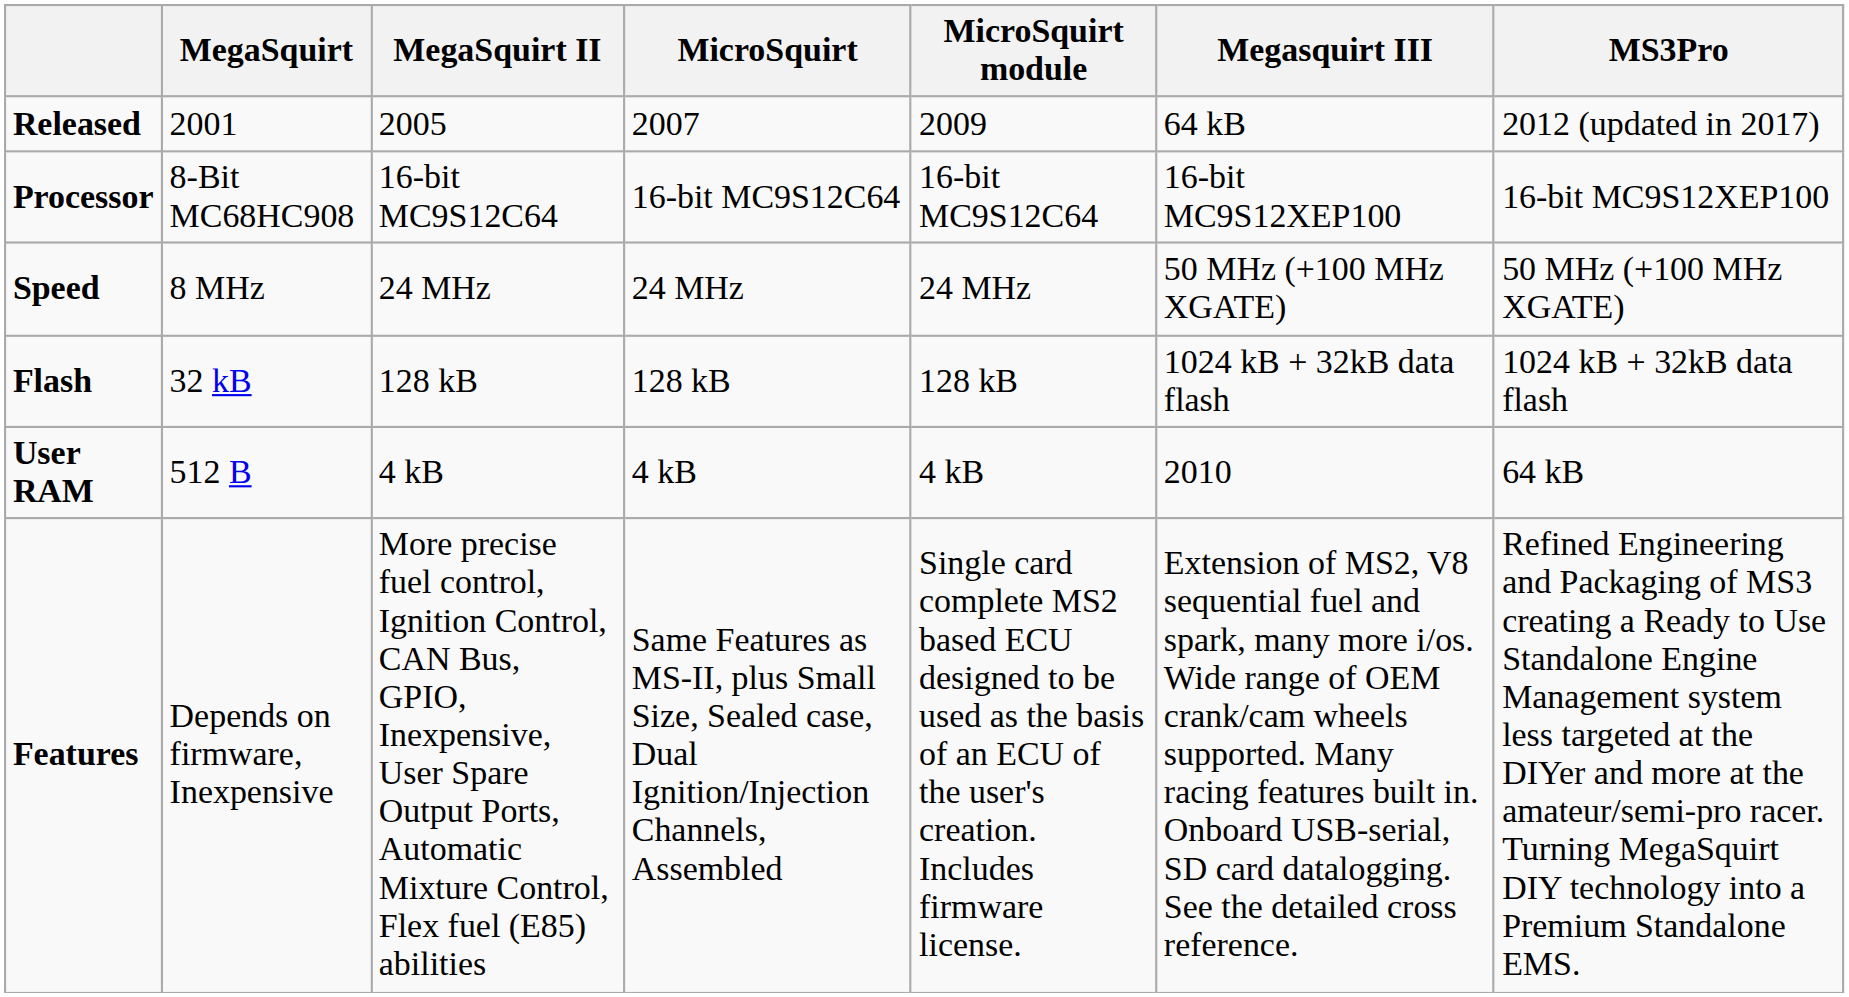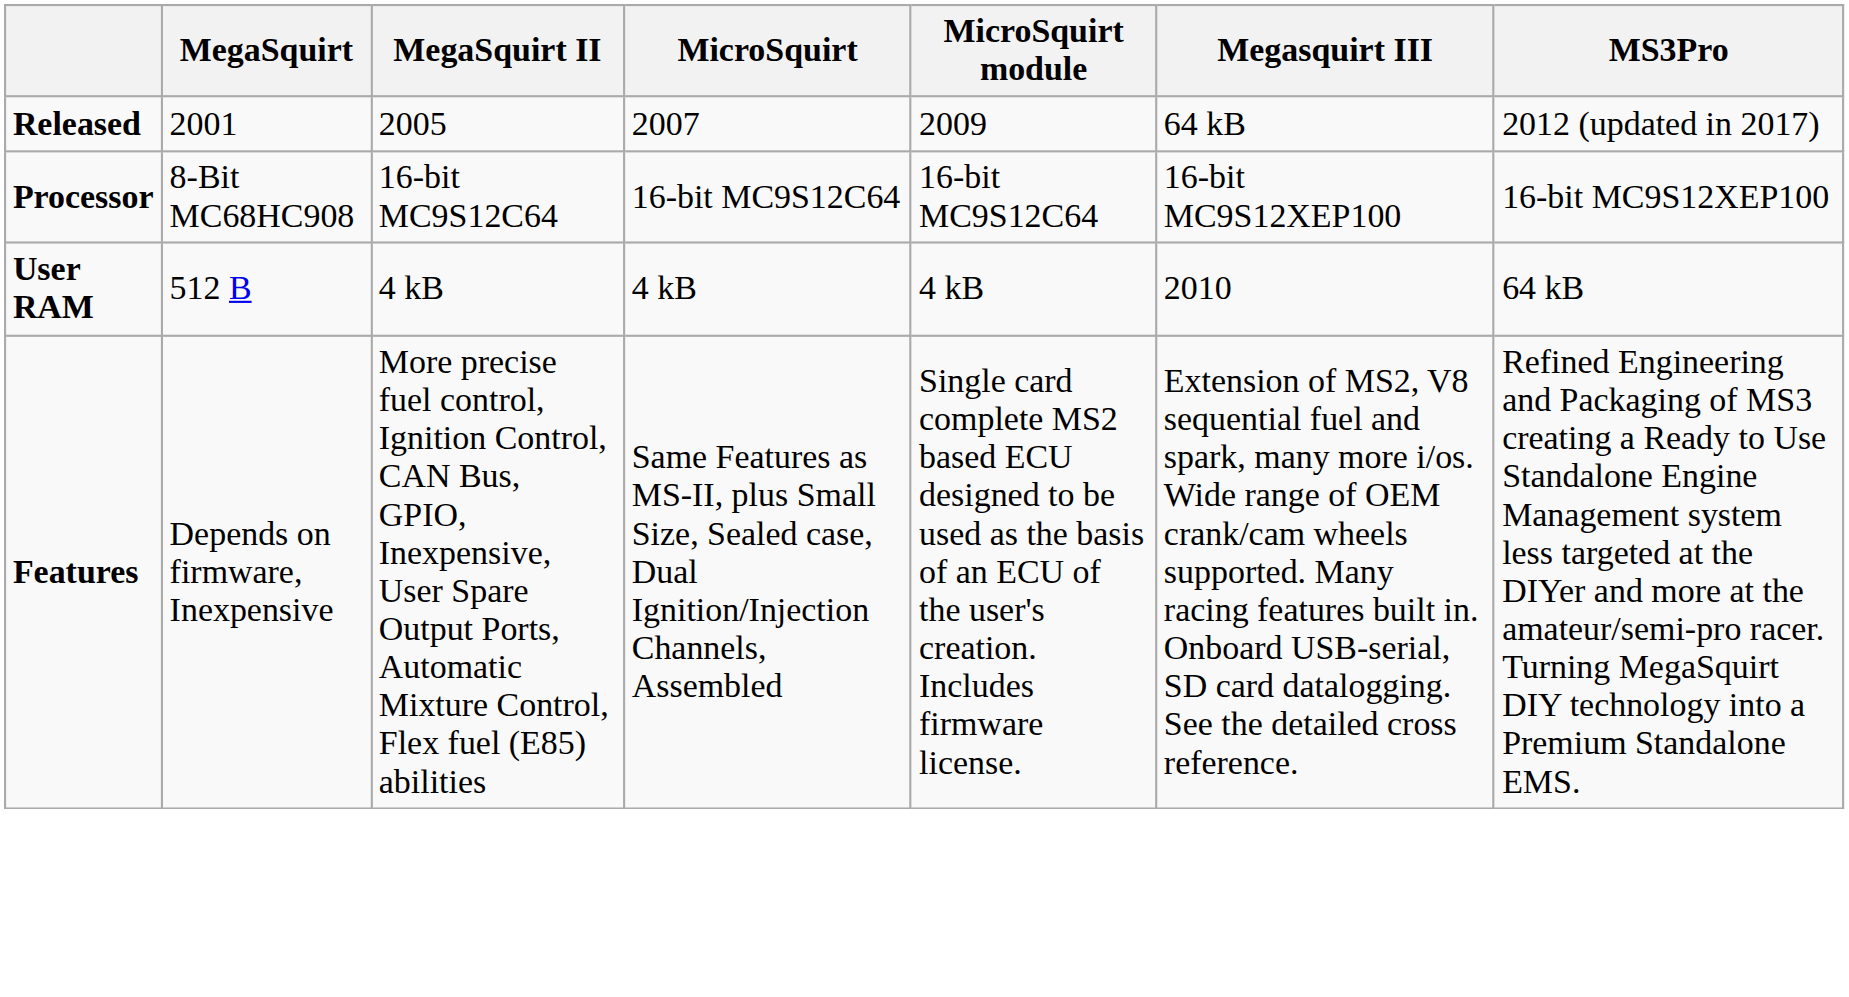- row: (56, 288)
- row: (52, 380)
